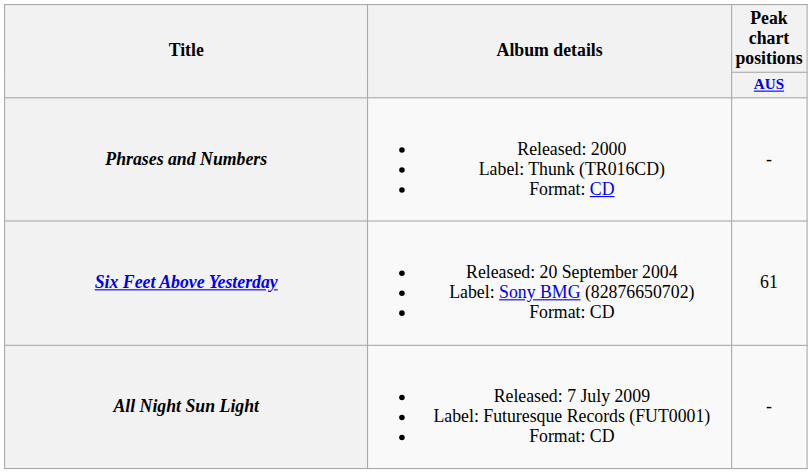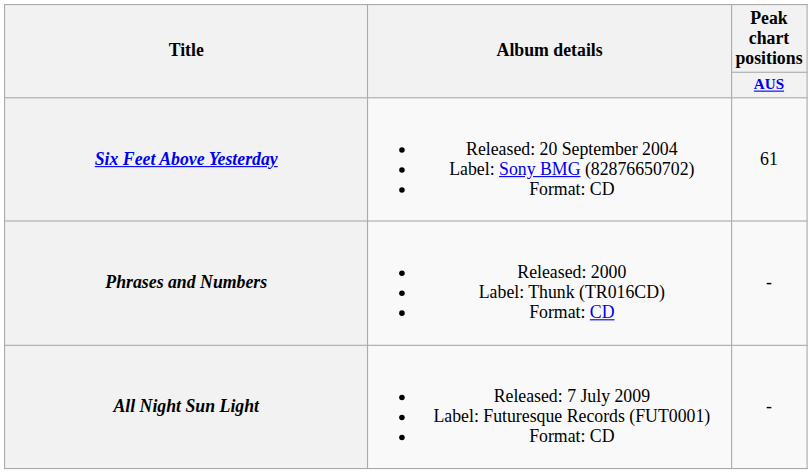rows swapped: (186, 159) <-> (186, 282)
